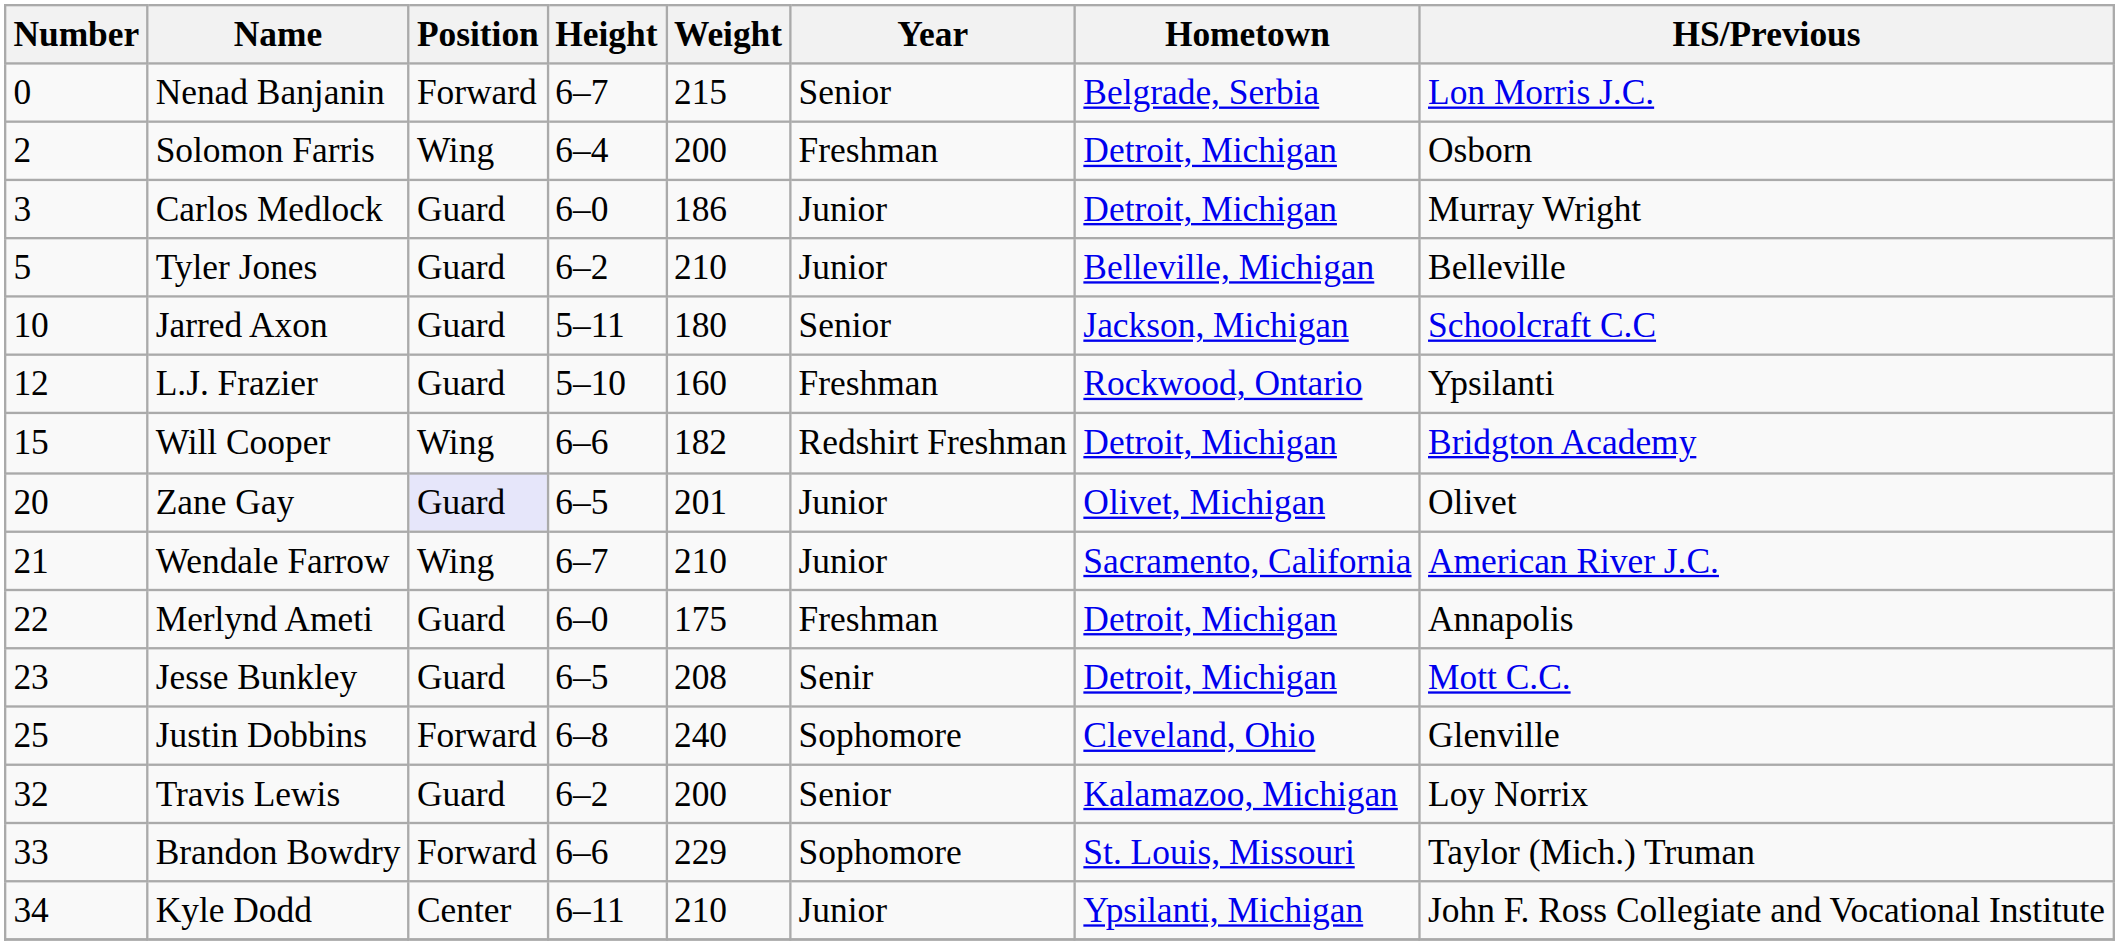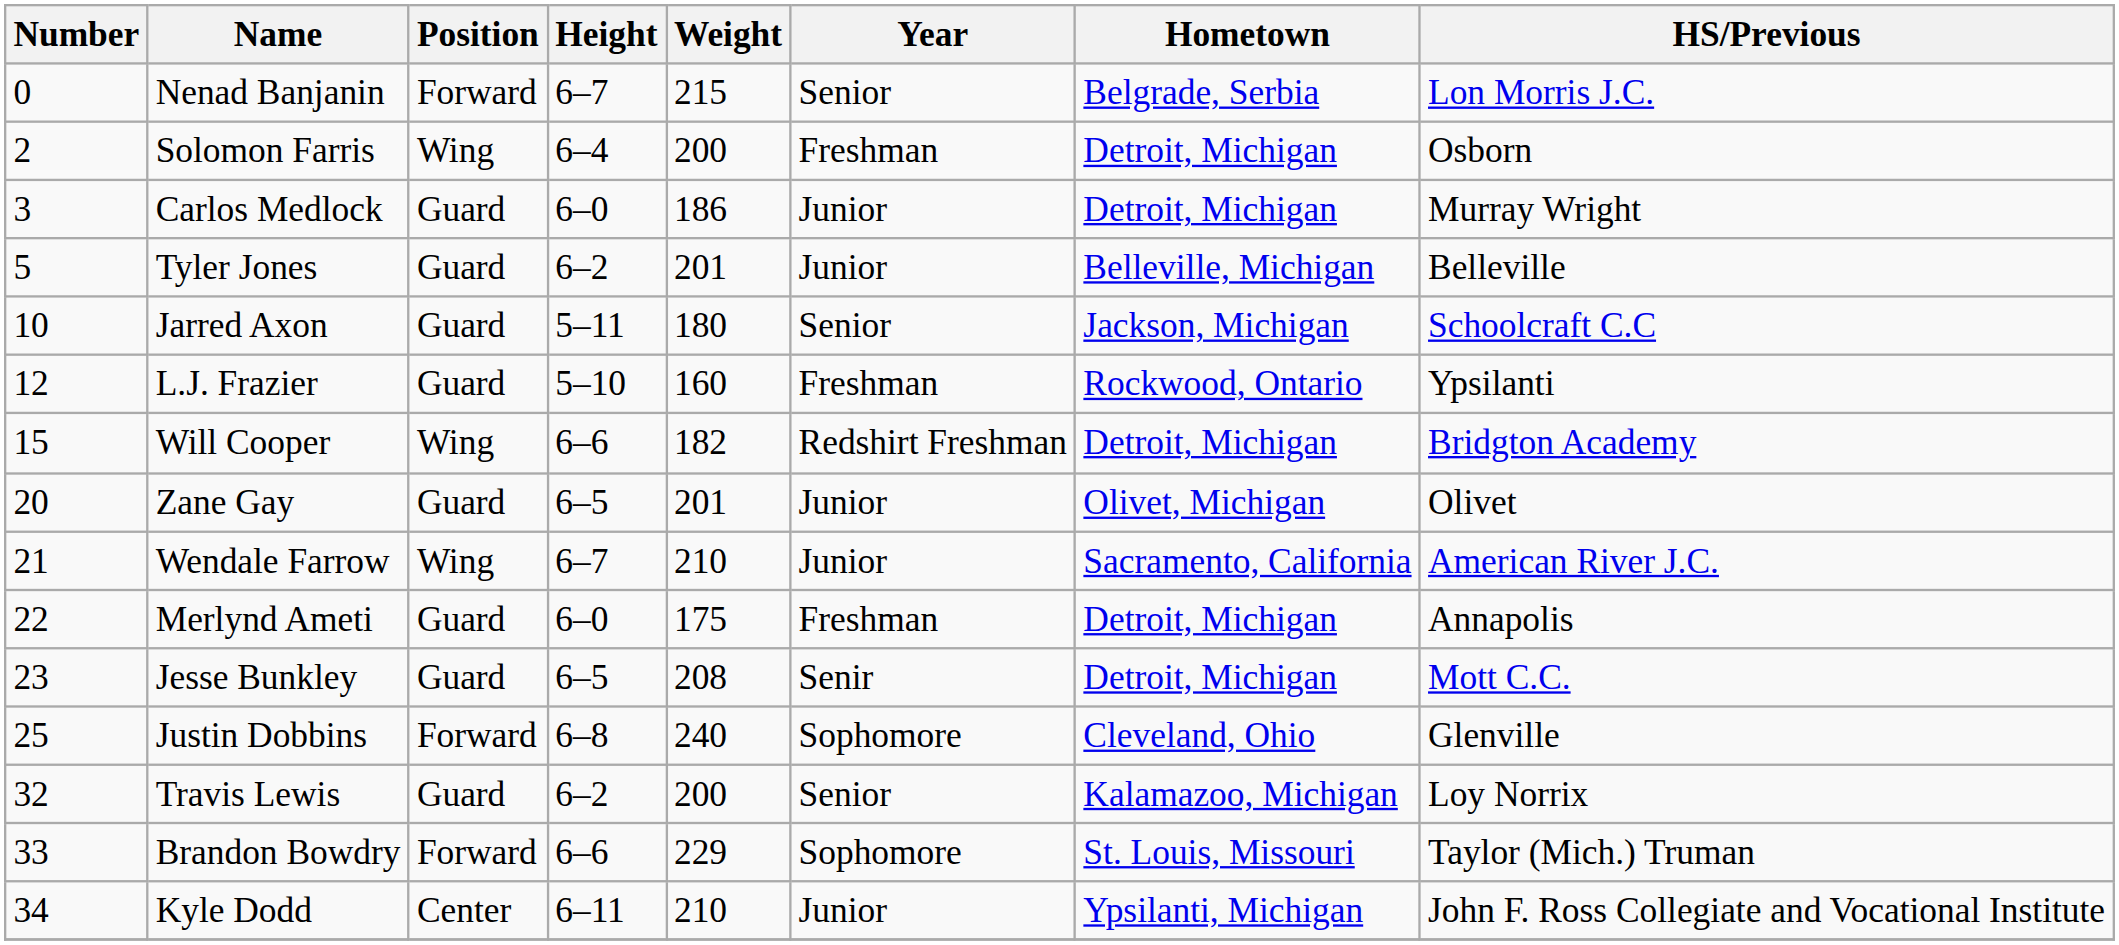(700, 267) 210 -> (700, 267) 201
(461, 501) lavender background -> (461, 501) no background
